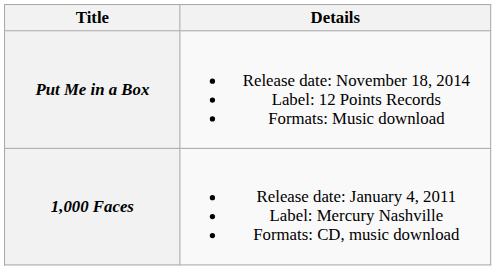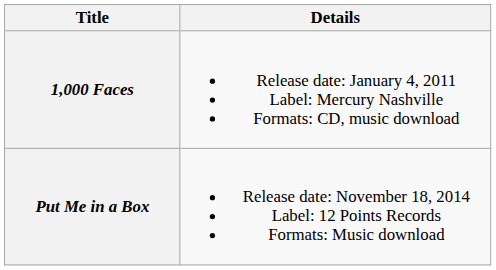rows swapped: (92, 206) <-> (92, 89)
